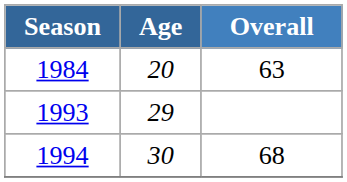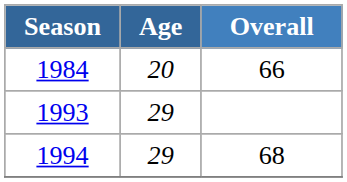(272, 69) 63 -> (272, 69) 66
(161, 155) 30 -> (161, 155) 29
